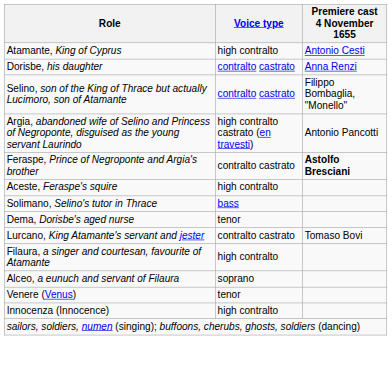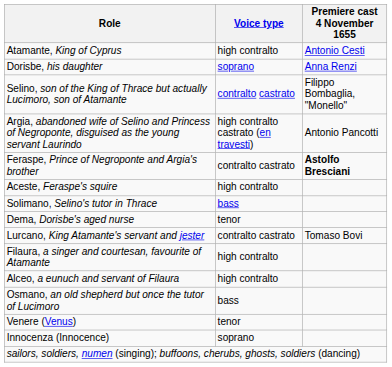(256, 67) contralto castrato -> (236, 67) soprano
(236, 279) soprano -> (248, 279) high contralto
+ row: (105, 300)
(248, 311) high contralto -> (236, 338) soprano
